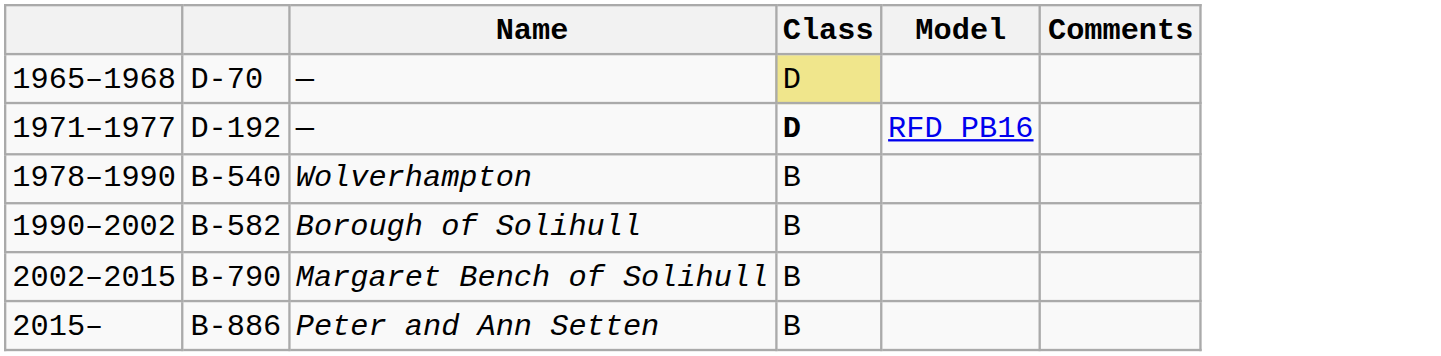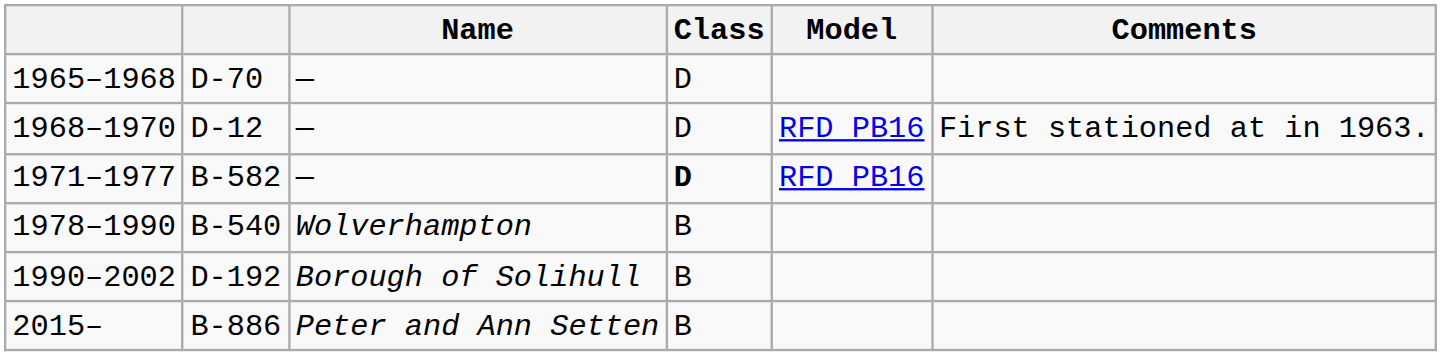(792, 79) khaki background -> (683, 79) no background
+ row: (94, 129)
(236, 129) D-192 -> (236, 178) B-582
(236, 227) B-582 -> (236, 277) D-192
- row: (94, 277)
